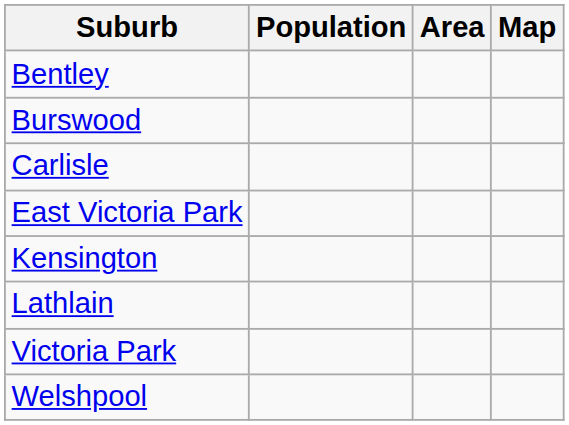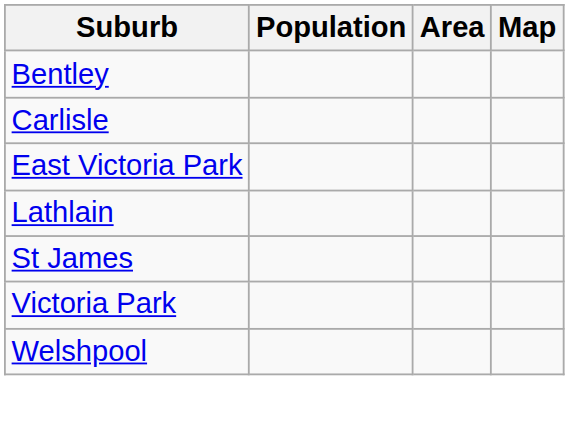- row: (76, 119)
- row: (84, 258)
+ row: (72, 258)
